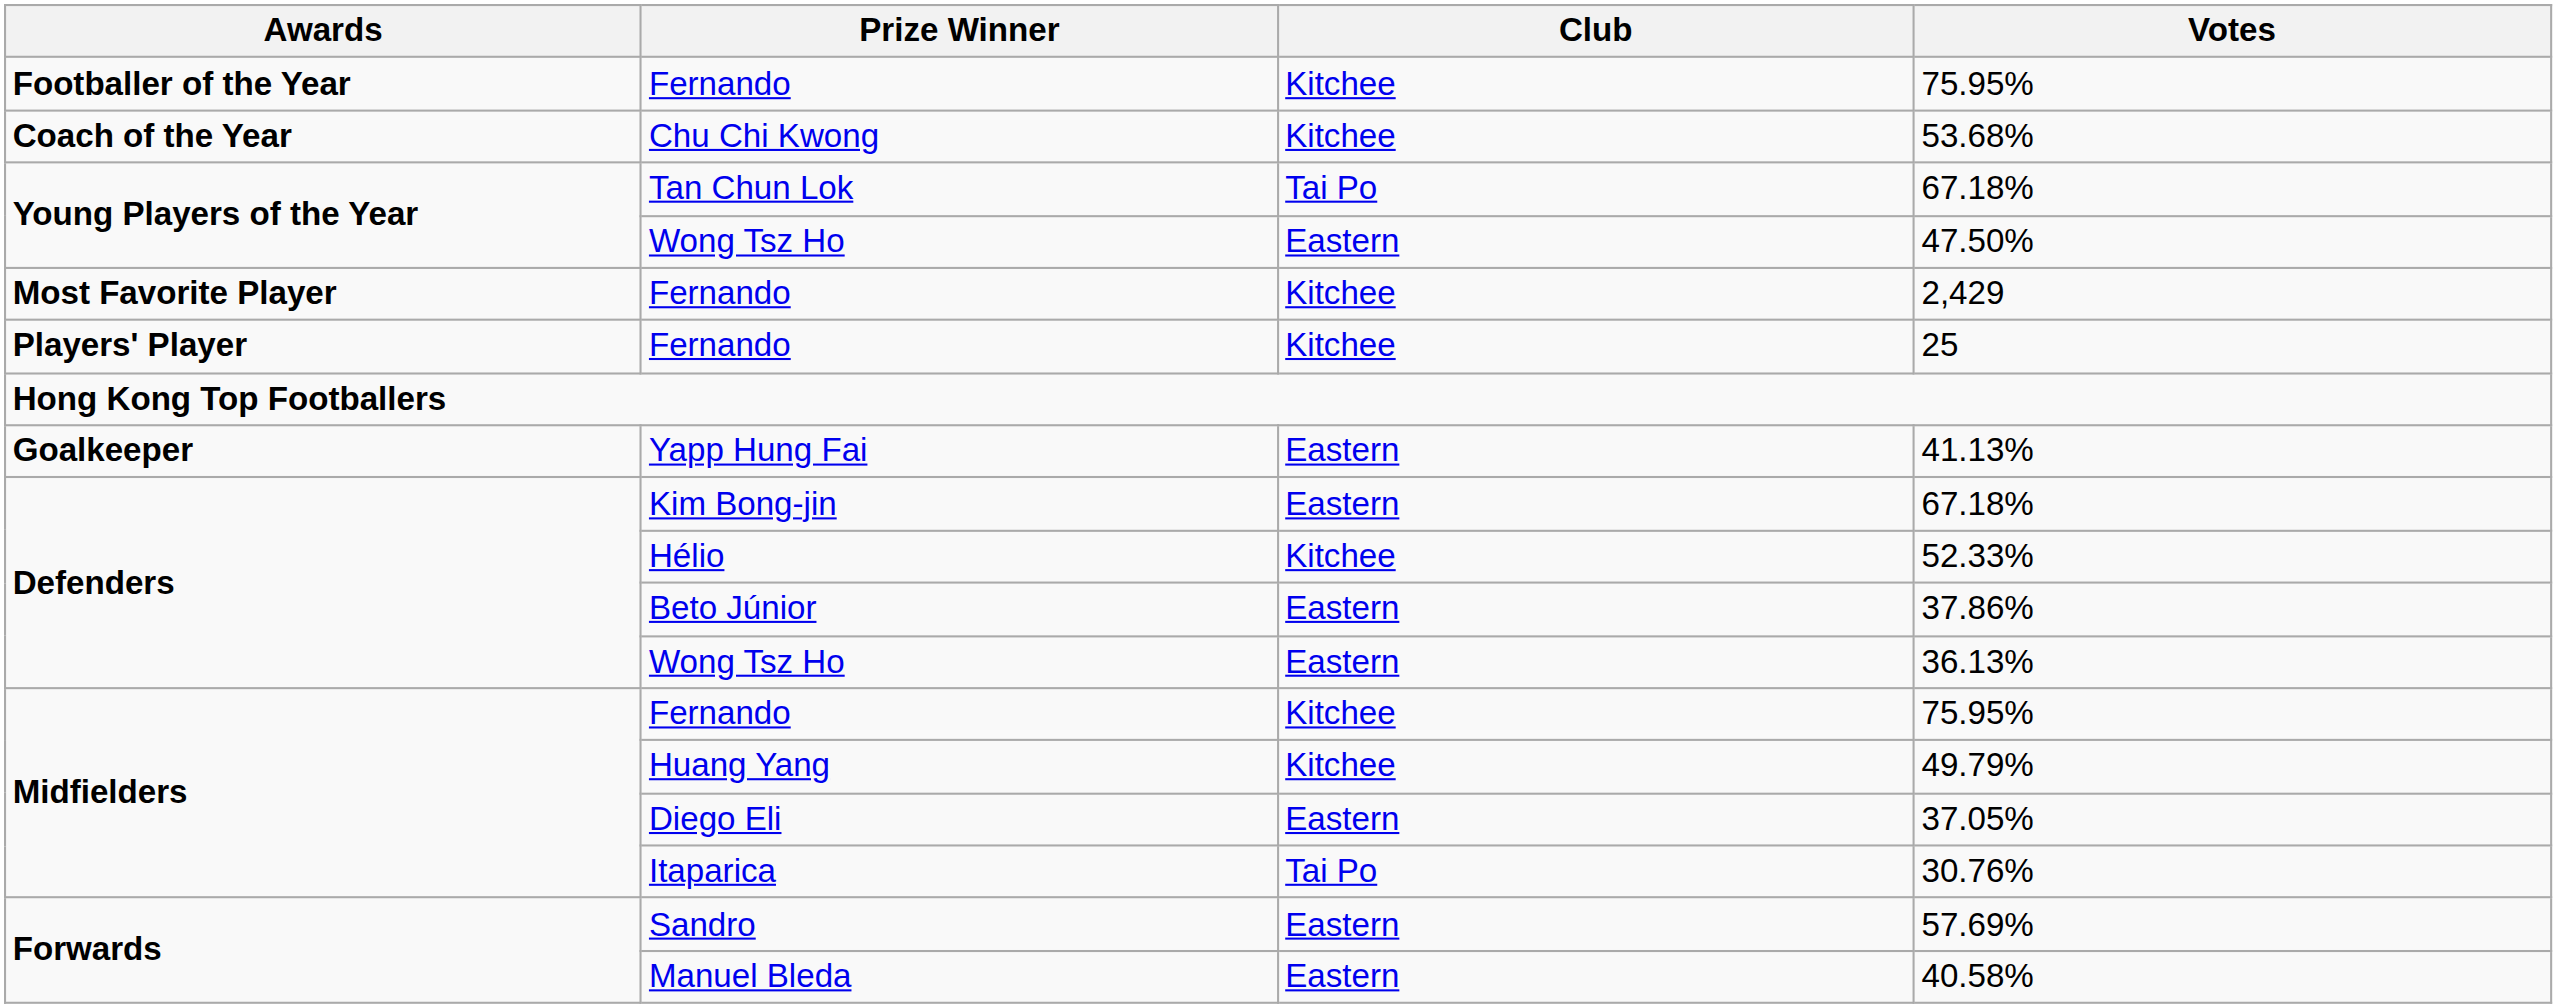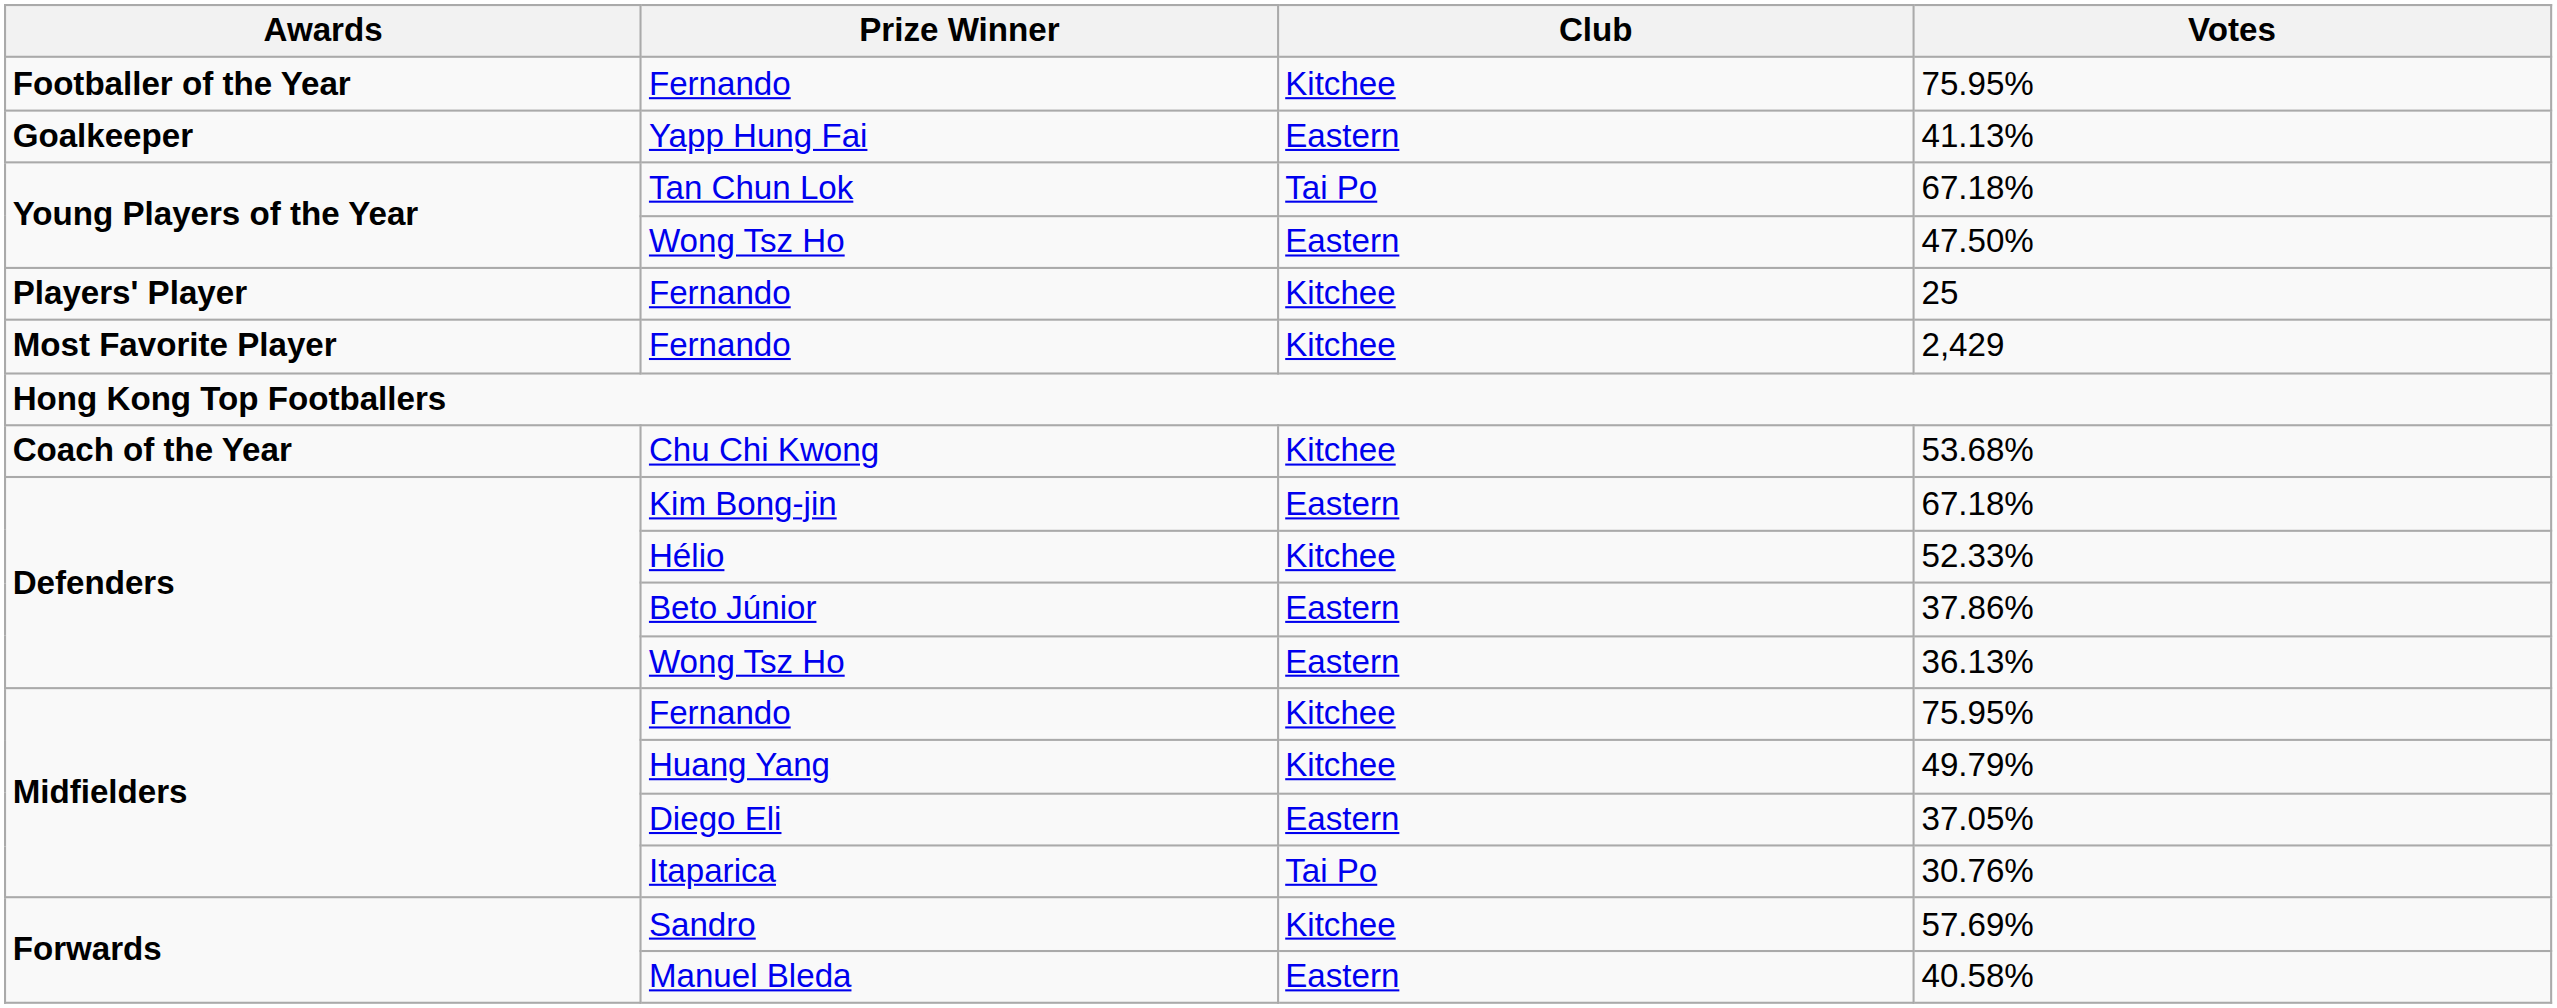rows swapped: (152, 135) <-> (103, 450)
rows swapped: (130, 345) <-> (175, 293)
(1342, 923) Eastern -> (1340, 923) Kitchee
